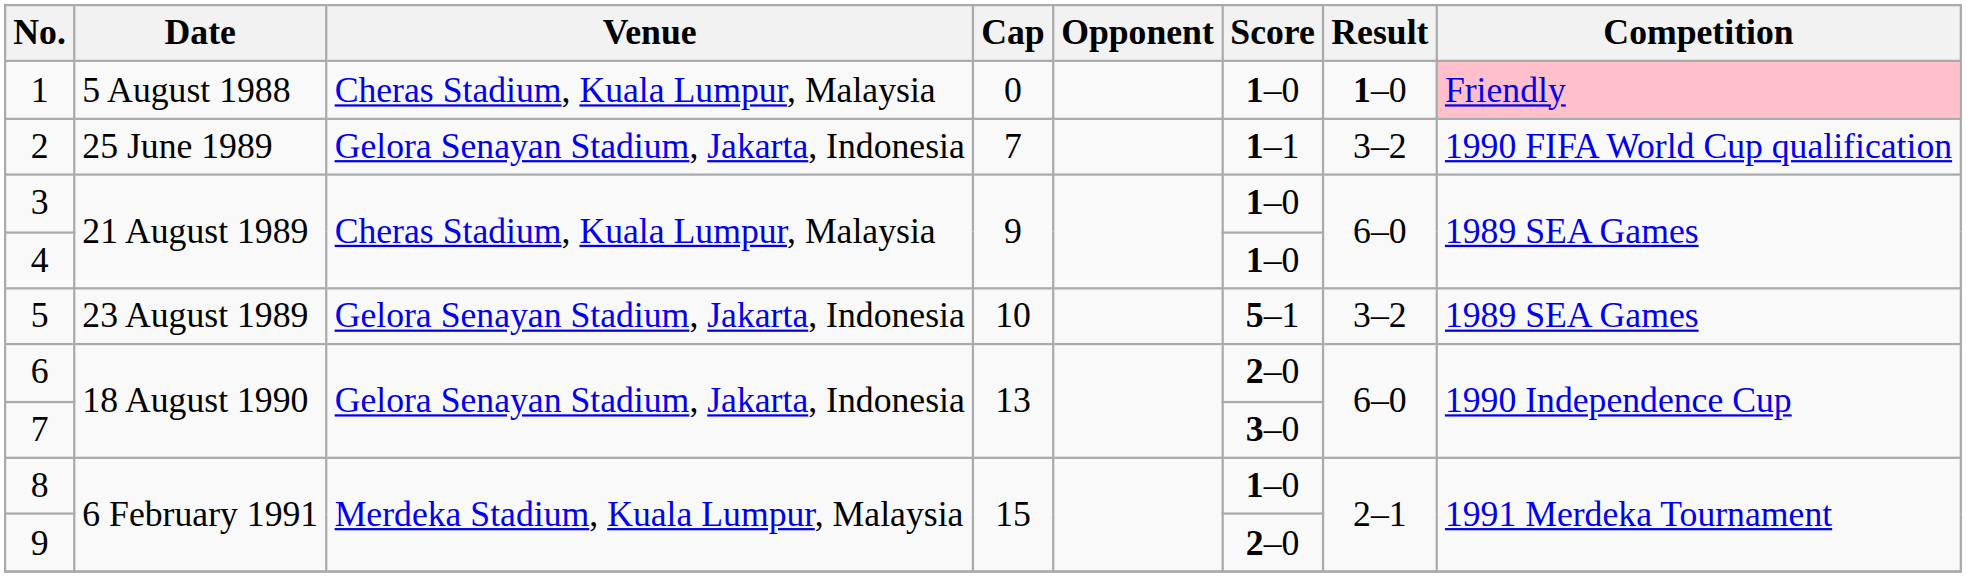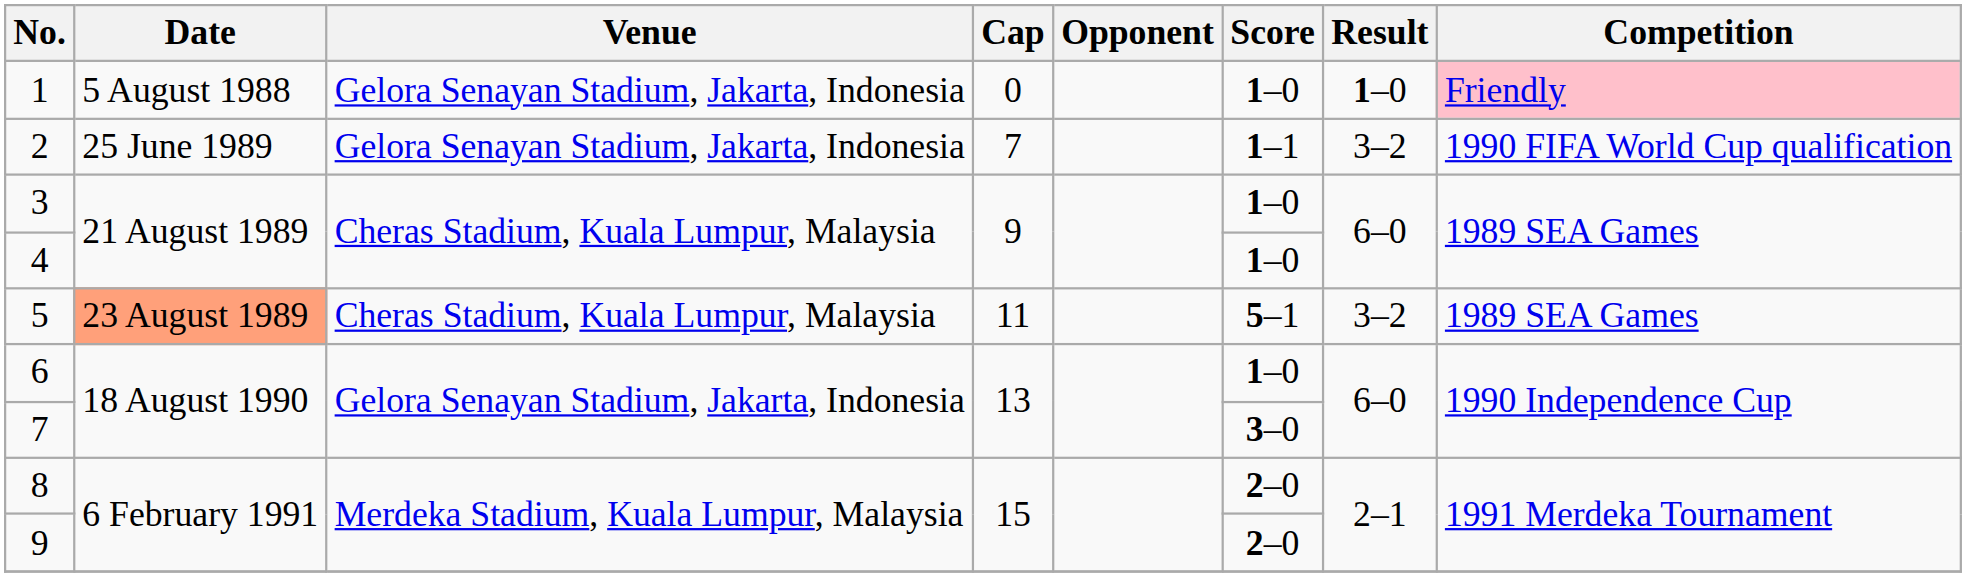(635, 89) Cheras Stadium, Kuala Lumpur, Malaysia -> (650, 89) Gelora Senayan Stadium, Jakarta, Indonesia
(195, 315) no background -> (195, 315) lightsalmon background
(650, 315) Gelora Senayan Stadium, Jakarta, Indonesia -> (635, 315) Cheras Stadium, Kuala Lumpur, Malaysia
(1013, 315) 10 -> (1013, 315) 11
(1273, 372) 2–0 -> (1273, 372) 1–0
(1273, 485) 1–0 -> (1273, 485) 2–0
